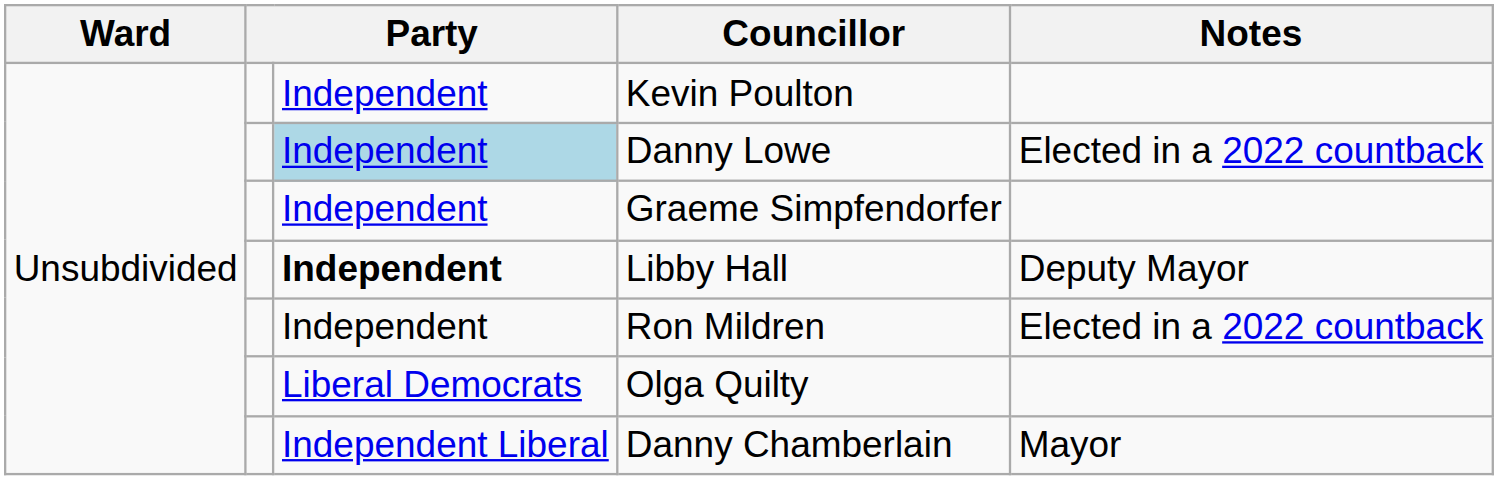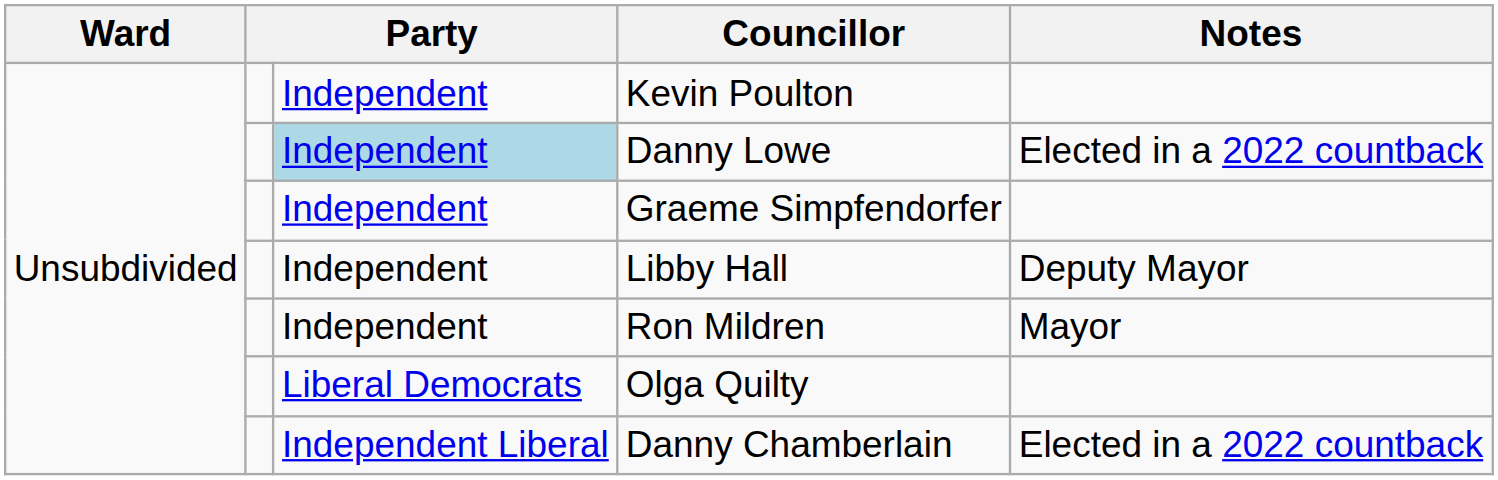(392, 268) bold -> (385, 268) normal
(1251, 326) Elected in a 2022 countback -> (1070, 326) Mayor
(1070, 444) Mayor -> (1251, 444) Elected in a 2022 countback
